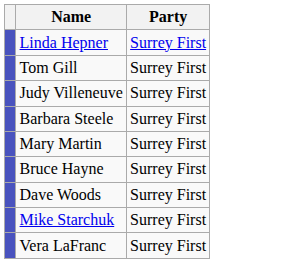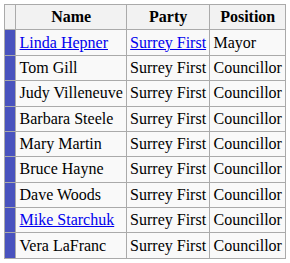+ column: (248, 17)
